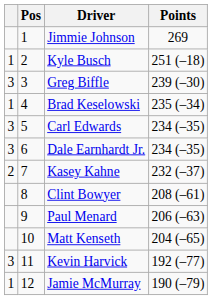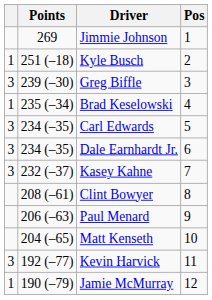columns swapped: (31, 15) <-> (178, 15)
(11, 171) 2 -> (11, 171) 3
